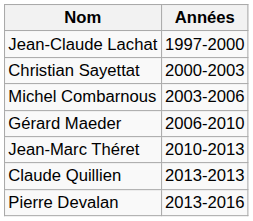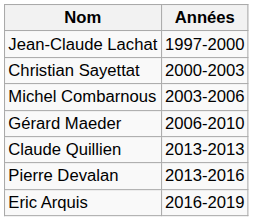- row: (74, 149)
+ row: (48, 202)
